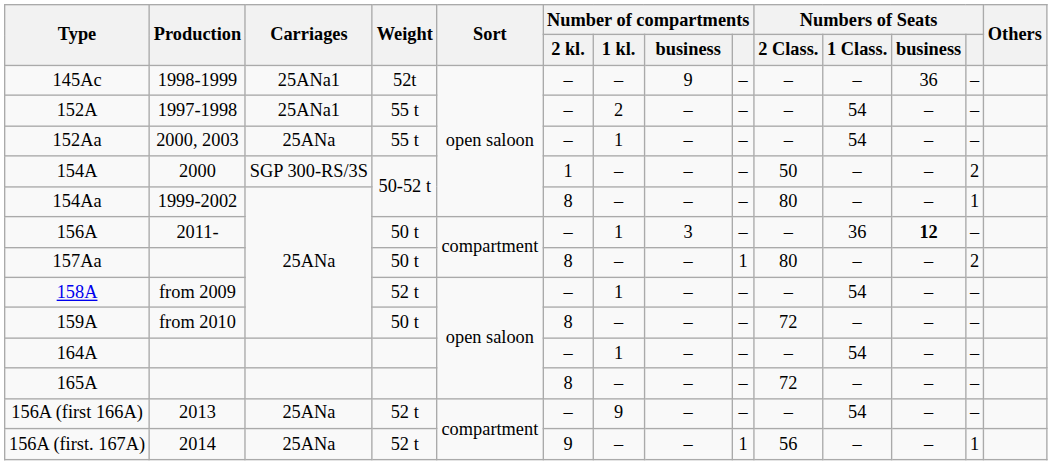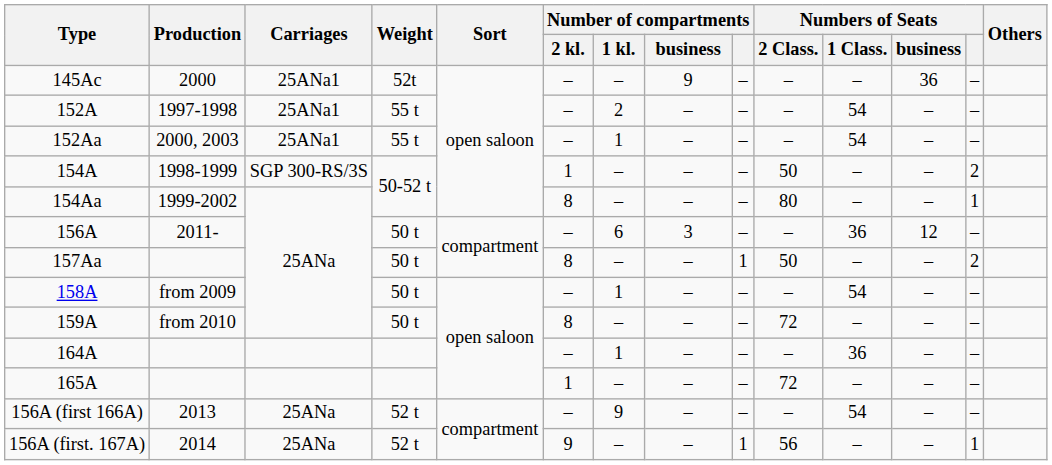(197, 79) 1998-1999 -> (197, 79) 2000
(309, 140) 25ANa -> (309, 140) 25ANa1
(197, 170) 2000 -> (197, 170) 1998-1999
(619, 231) 1 -> (619, 231) 6
(929, 231) bold -> (929, 231) normal
(788, 261) 80 -> (788, 261) 50
(405, 291) 52 t -> (405, 291) 50 t
(857, 352) 54 -> (857, 352) 36
(568, 382) 8 -> (568, 382) 1
